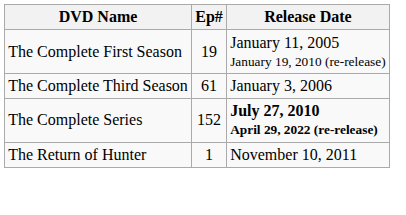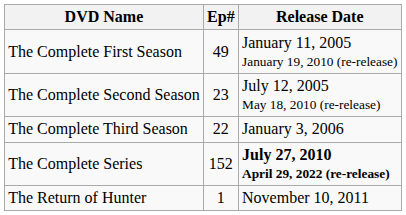(209, 51) 19 -> (221, 51) 49
+ row: (104, 94)
(209, 85) 61 -> (221, 129) 22
